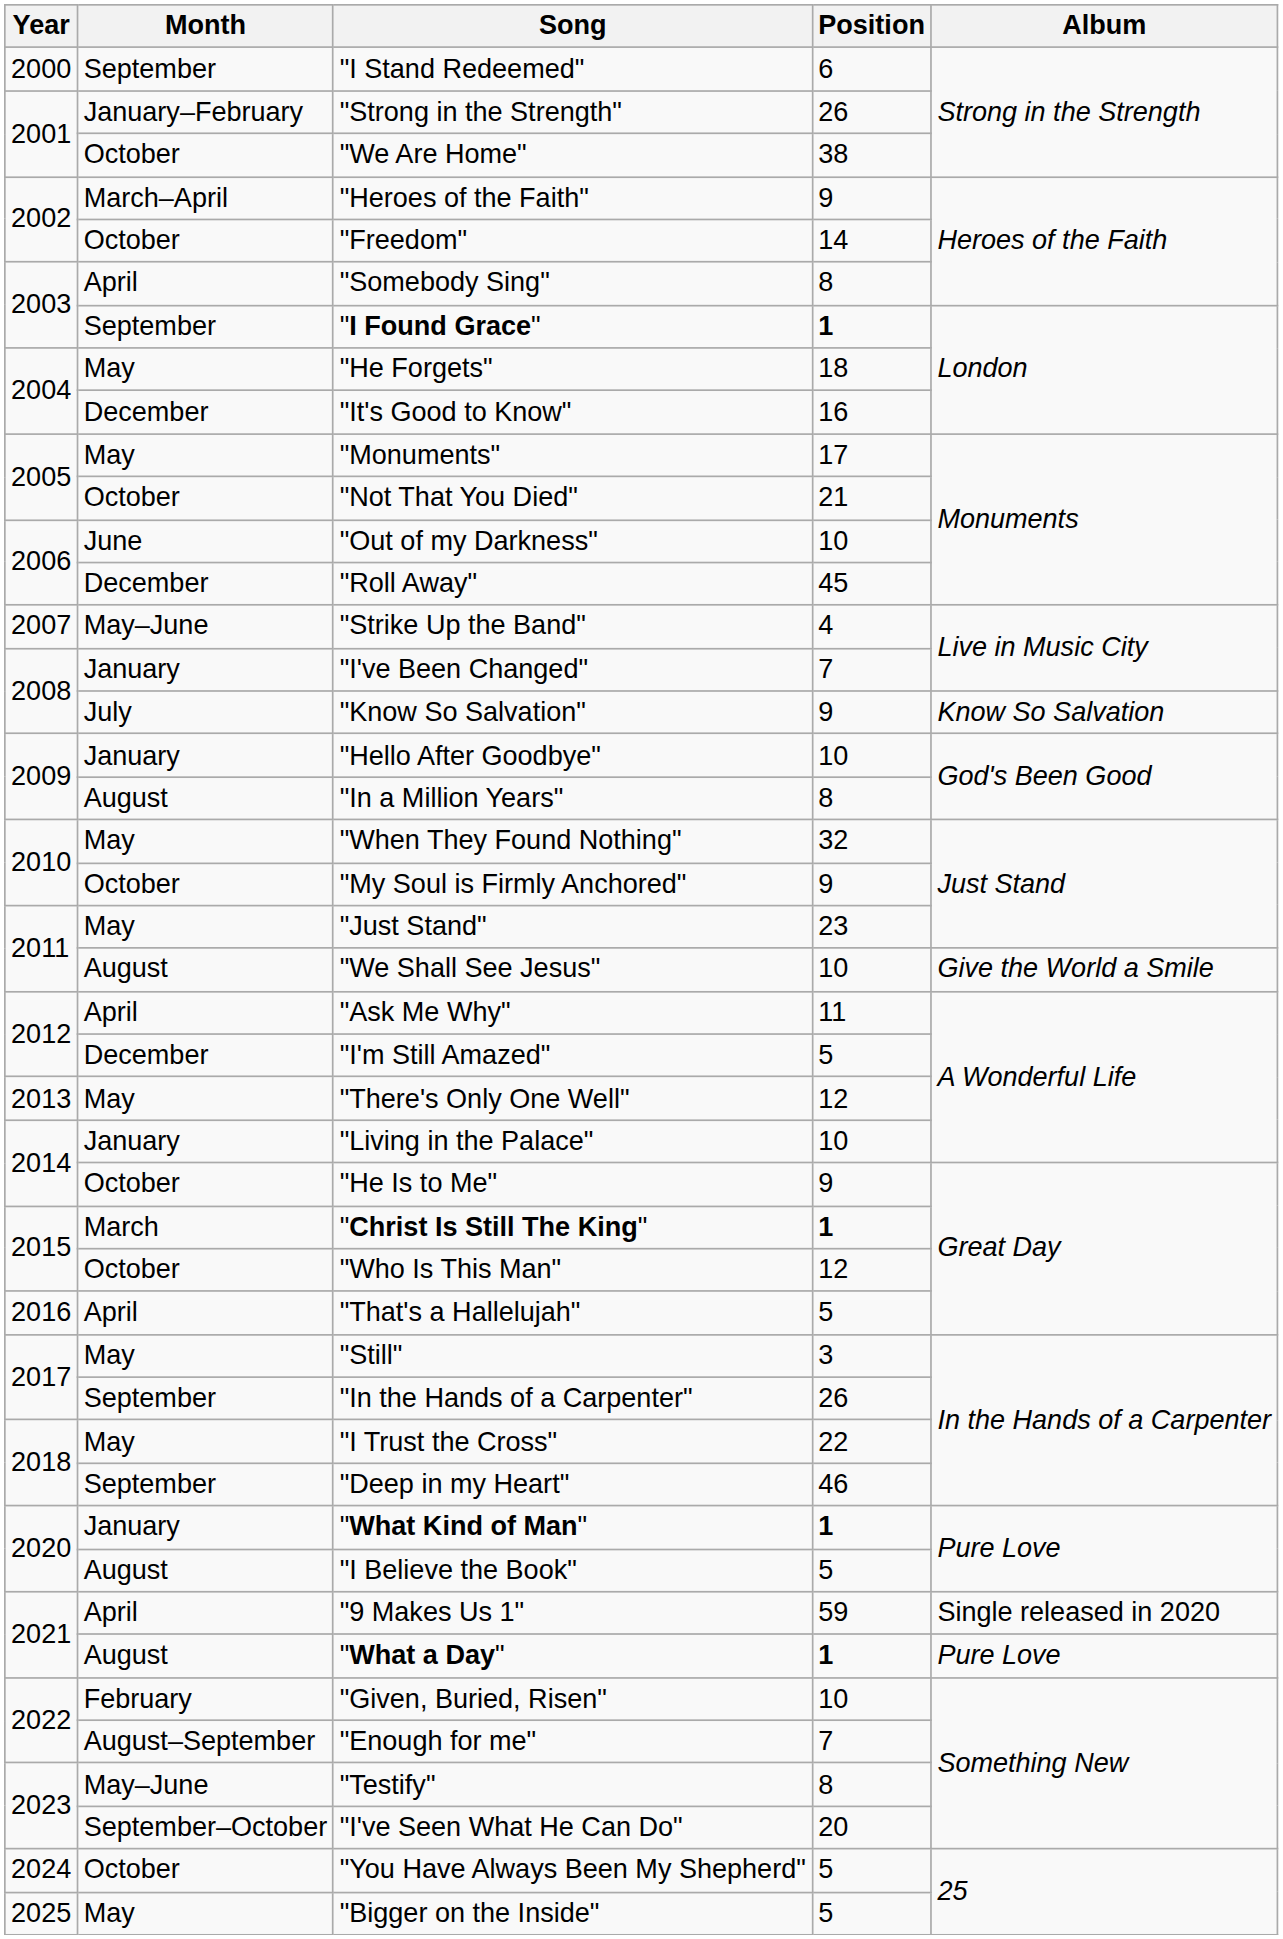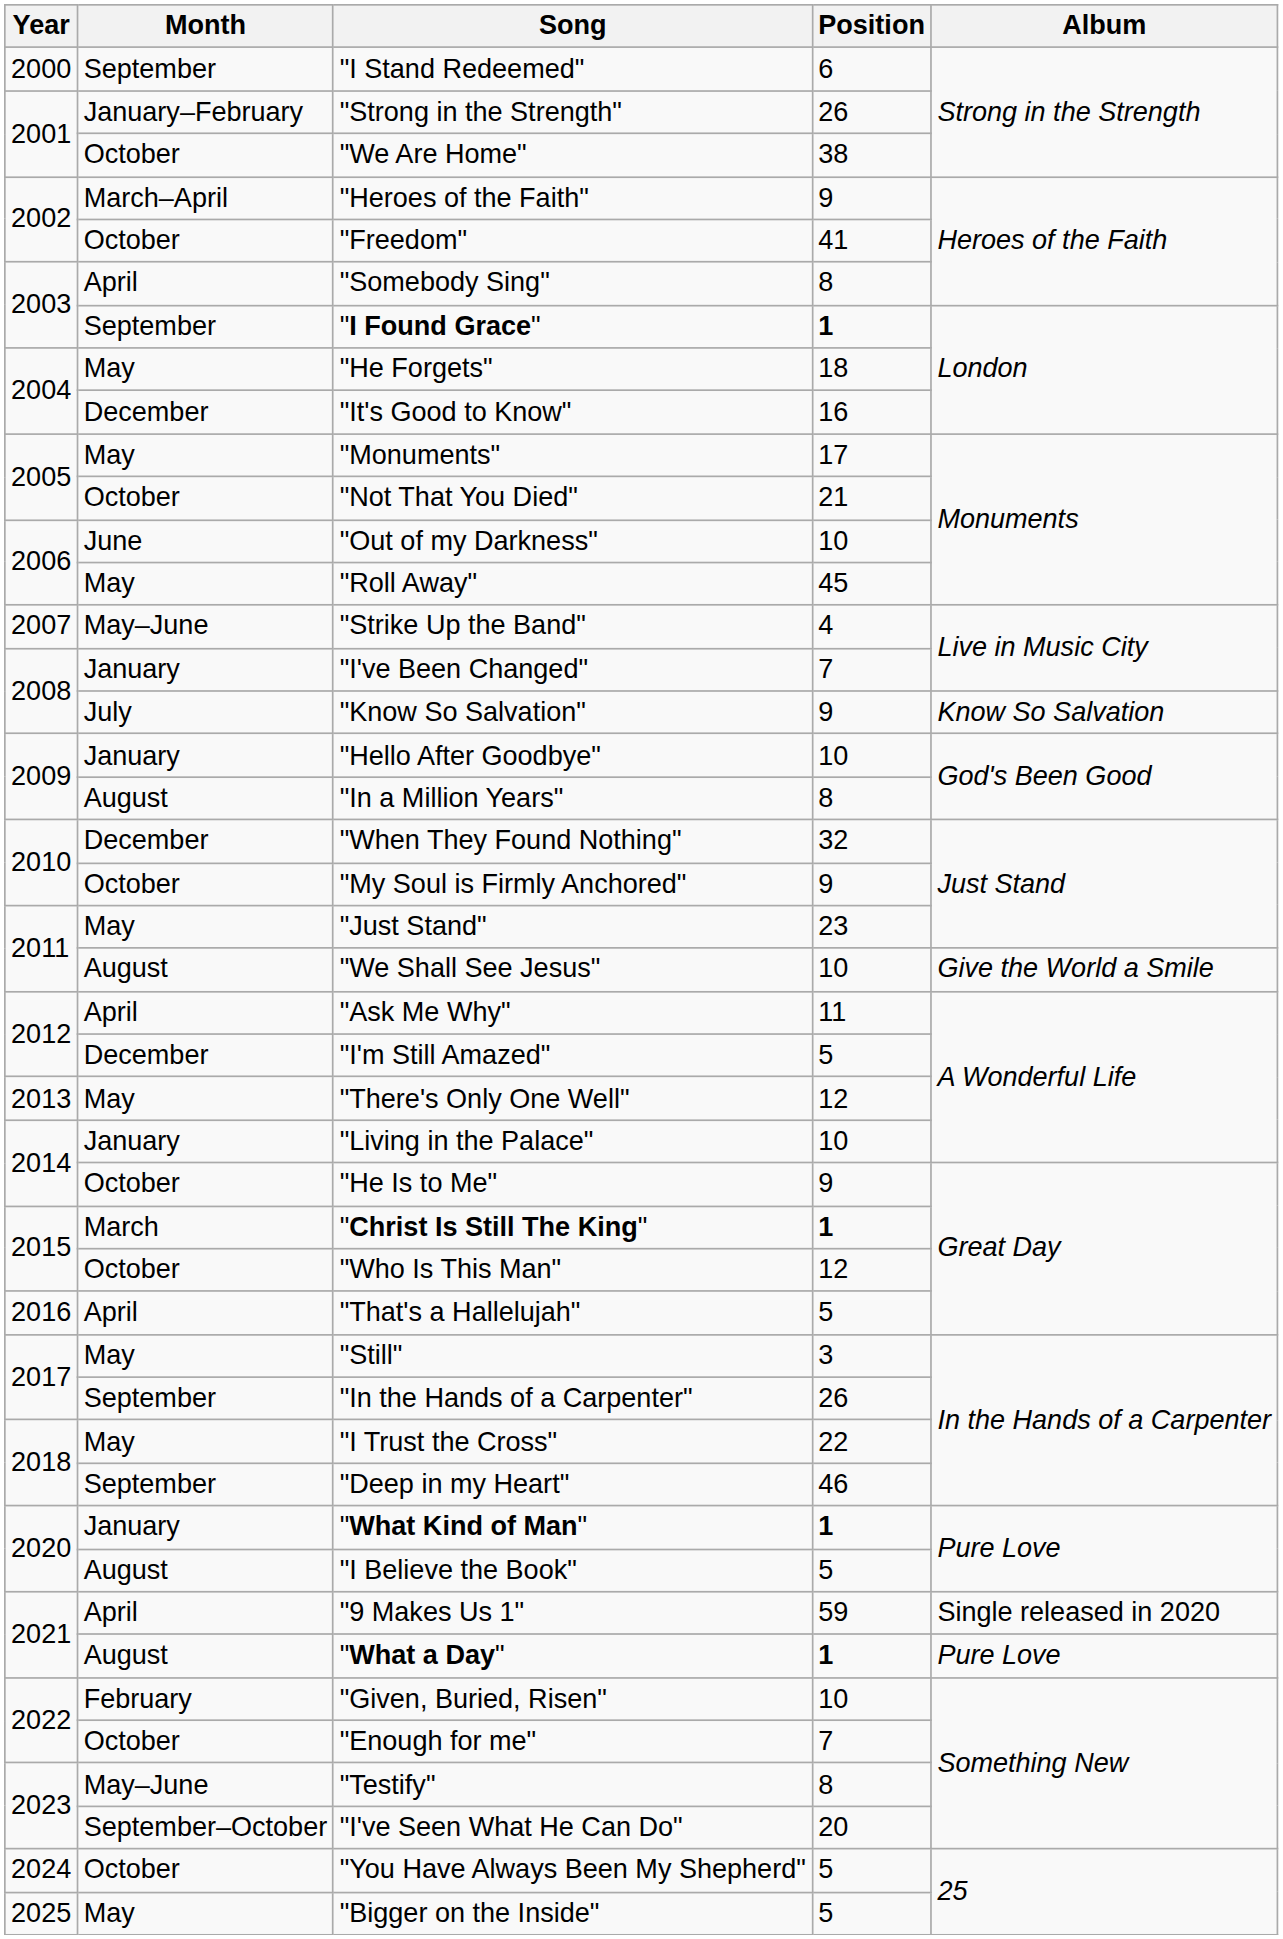(833, 240) 14 -> (833, 240) 41
(146, 583) December -> (109, 583) May
(109, 840) May -> (146, 840) December
(199, 1741) August–September -> (132, 1741) October
